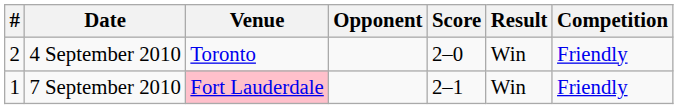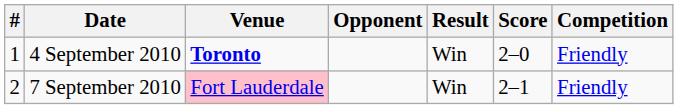columns swapped: (457, 20) <-> (519, 20)
(15, 53) 2 -> (15, 53) 1
(223, 53) normal -> (226, 53) bold
(15, 86) 1 -> (15, 86) 2
